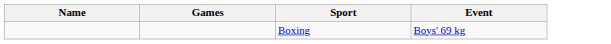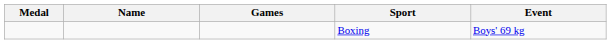+ column: (34, 13)
